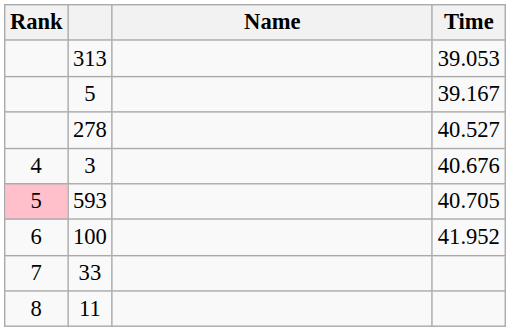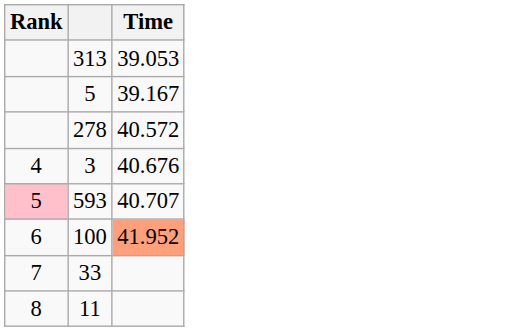- column: (272, 22)
(469, 129) 40.527 -> (148, 129) 40.572
(469, 201) 40.705 -> (148, 201) 40.707
(469, 237) no background -> (148, 237) lightsalmon background
